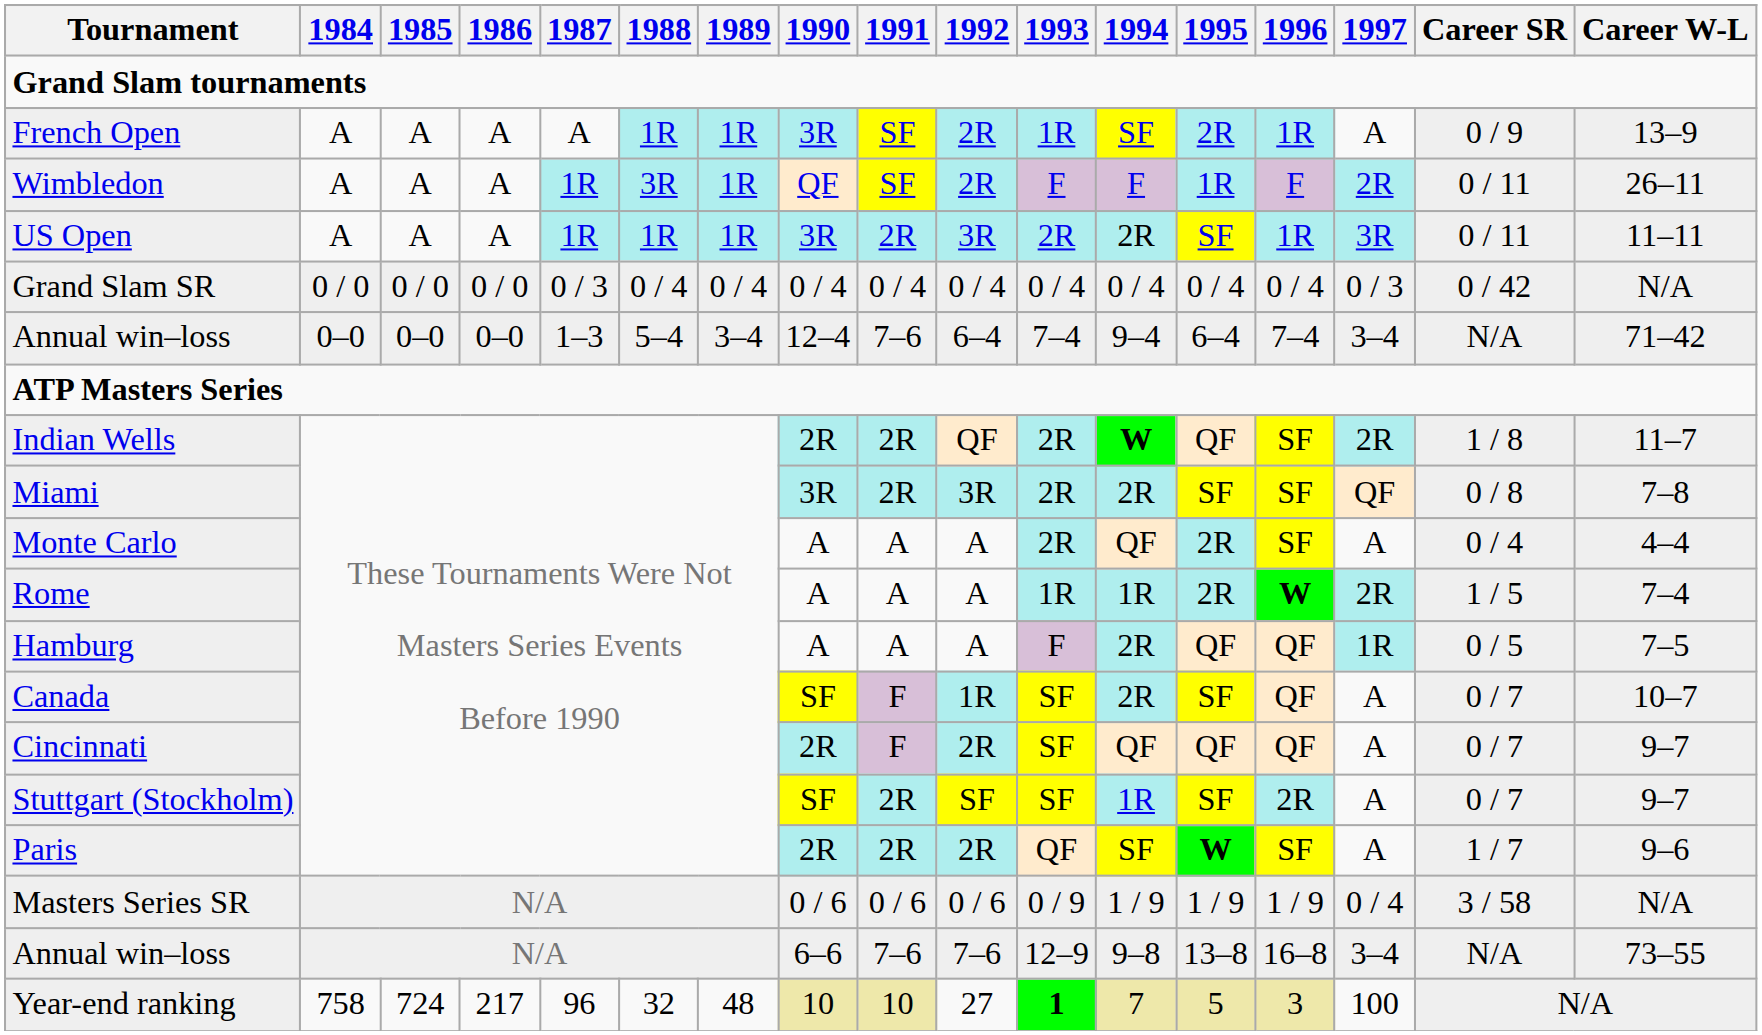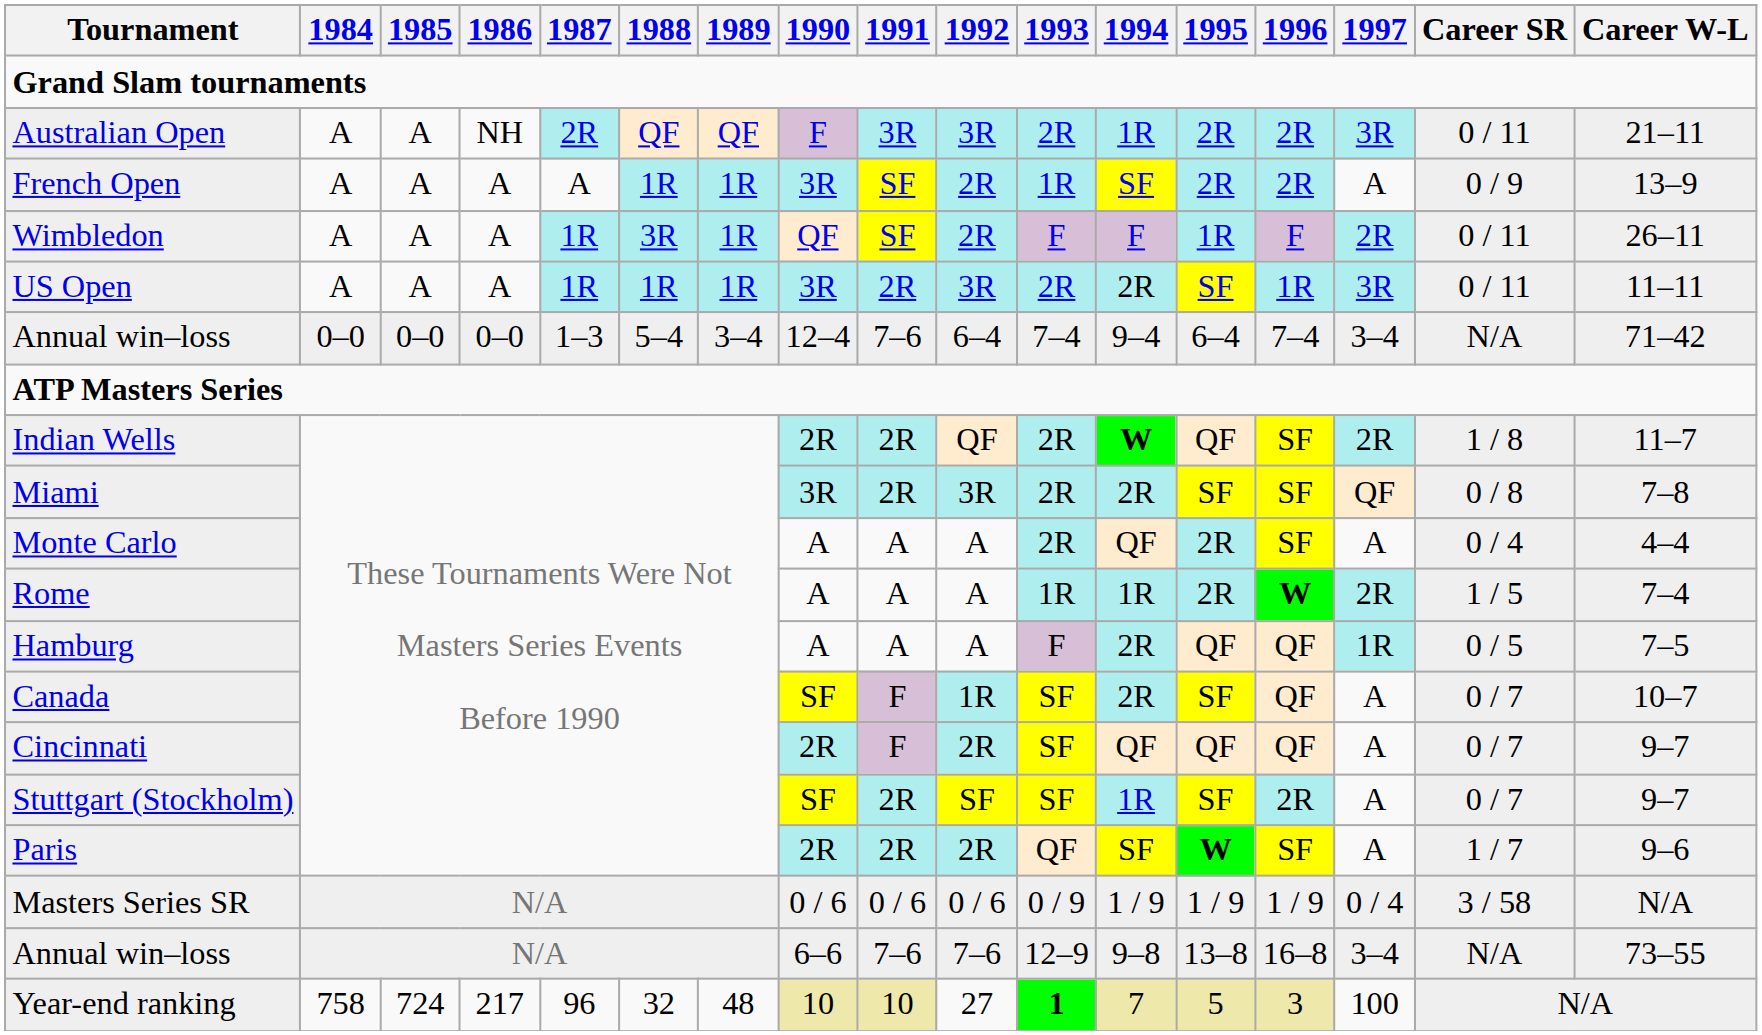+ row: (119, 132)
(1295, 132) 1R -> (1295, 183) 2R
- row: (114, 286)
